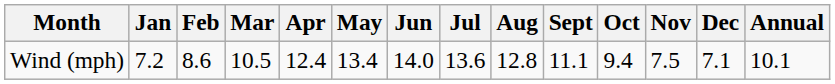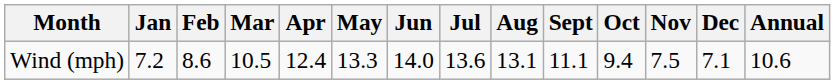(357, 60) 13.4 -> (357, 60) 13.3
(517, 60) 12.8 -> (517, 60) 13.1
(770, 60) 10.1 -> (770, 60) 10.6
